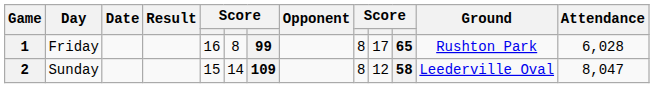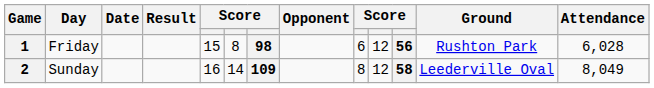(212, 46) 16 -> (212, 46) 15
(263, 46) 99 -> (263, 46) 98
(361, 46) 8 -> (361, 46) 6
(381, 46) 17 -> (381, 46) 12
(404, 46) 65 -> (404, 46) 56
(212, 70) 15 -> (212, 70) 16
(603, 70) 8,047 -> (603, 70) 8,049
